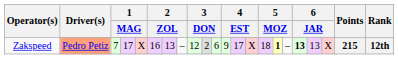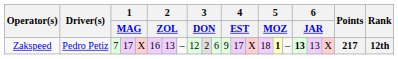(85, 45) lightsalmon background -> (85, 45) no background
(350, 45) 215 -> (350, 45) 217
